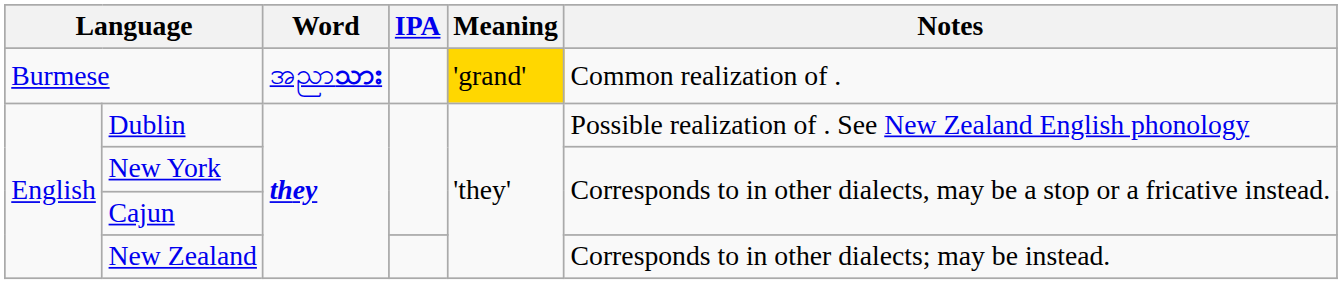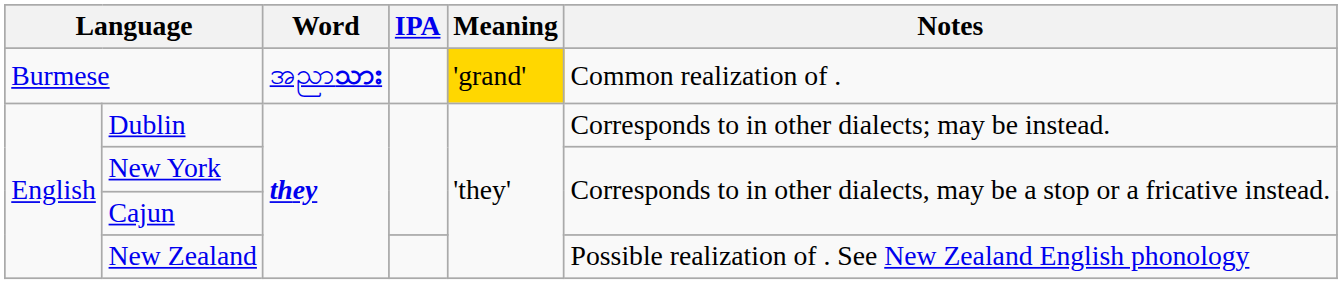(910, 124) Possible realization of . See New Zealand English phonology -> (840, 124) Corresponds to in other dialects; may be instead.
(840, 256) Corresponds to in other dialects; may be instead. -> (910, 256) Possible realization of . See New Zealand English phonology
